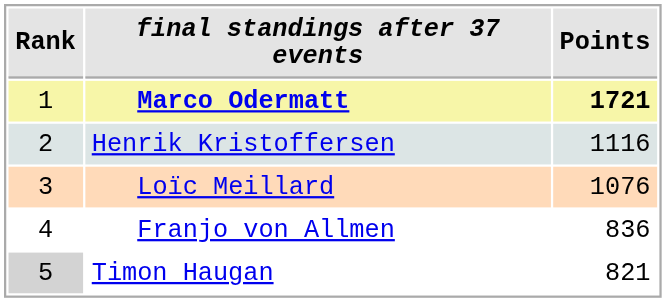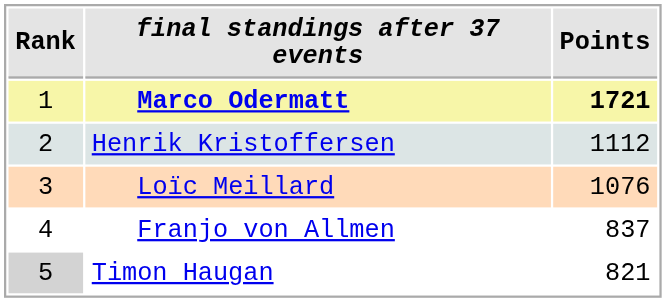(620, 144) 1116 -> (620, 144) 1112
(628, 230) 836 -> (628, 230) 837
